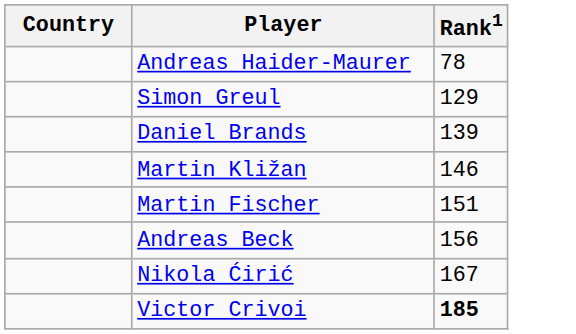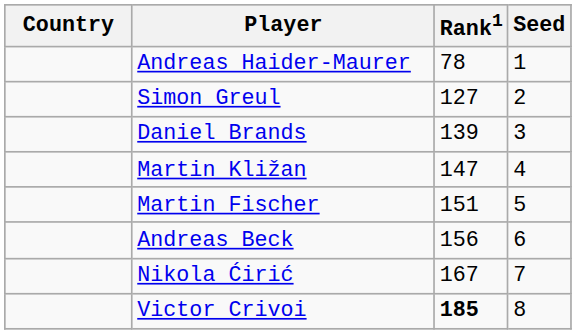+ column: (539, 25)
(459, 99) 129 -> (459, 99) 127
(459, 170) 146 -> (459, 170) 147
